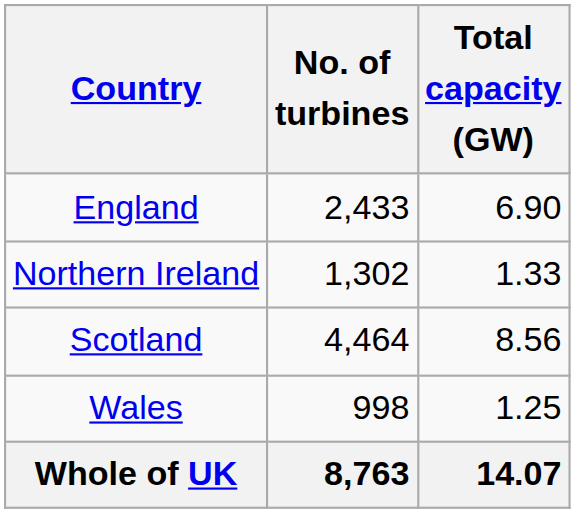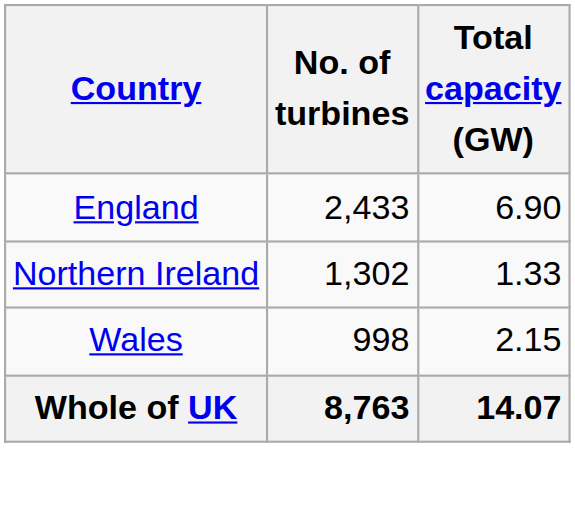- row: (136, 340)
(528, 407) 1.25 -> (528, 340) 2.15
